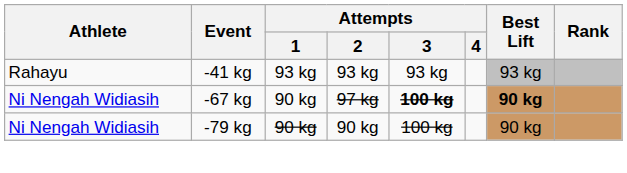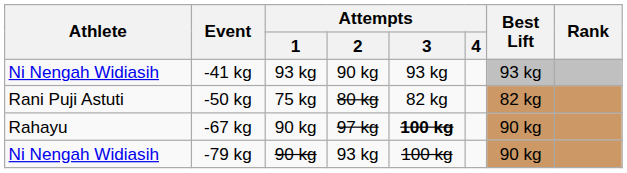(38, 73) Rahayu -> (84, 73) Ni Nengah Widiasih
(358, 73) 93 kg -> (358, 73) 90 kg
+ row: (228, 100)
(84, 100) Ni Nengah Widiasih -> (38, 127) Rahayu
(521, 100) bold -> (521, 127) normal
(358, 127) 90 kg -> (358, 154) 93 kg
